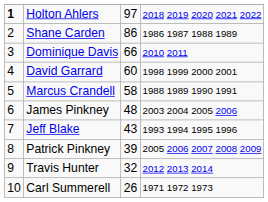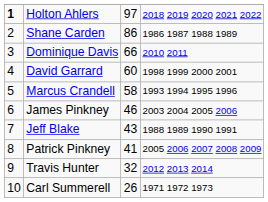(190, 91) 1988 1989 1990 1991 -> (190, 91) 1993 1994 1995 1996
(131, 110) 48 -> (131, 110) 46
(190, 130) 1993 1994 1995 1996 -> (190, 130) 1988 1989 1990 1991
(131, 149) 39 -> (131, 149) 41
